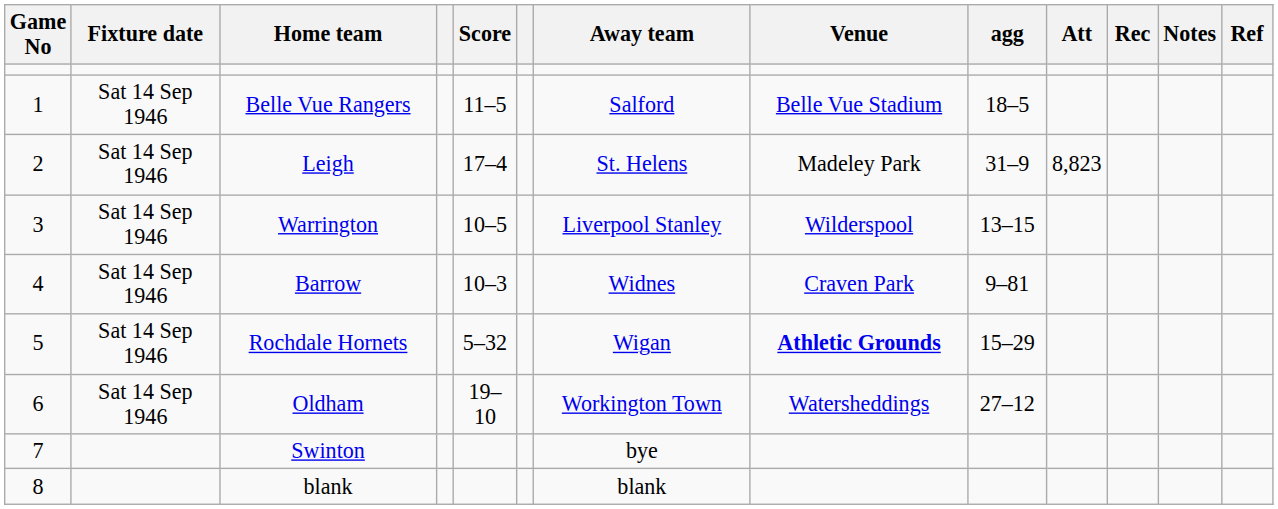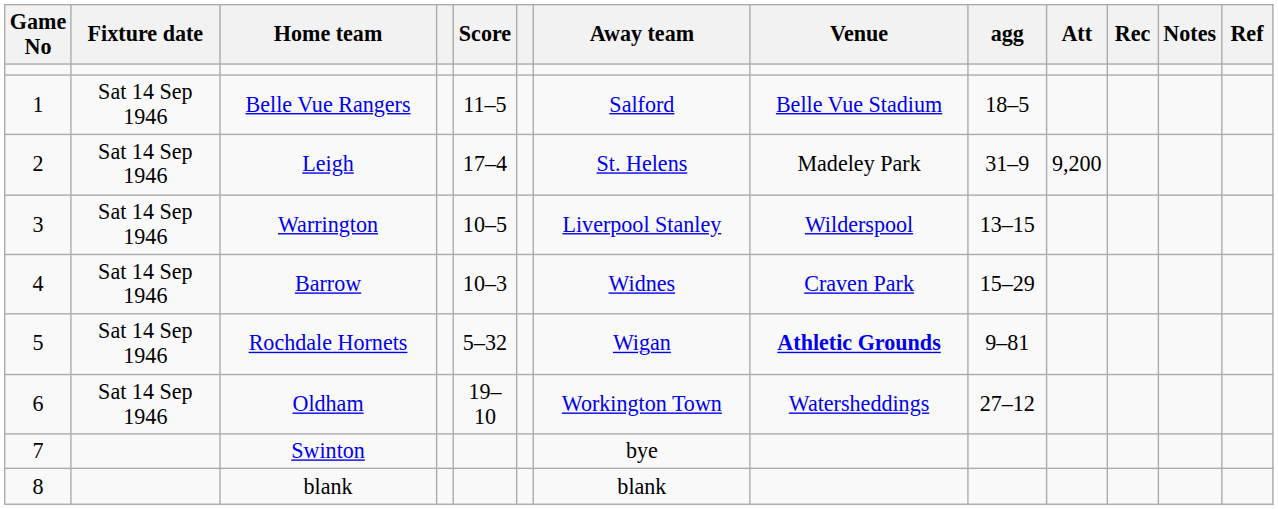(1077, 164) 8,823 -> (1077, 164) 9,200
(1007, 284) 9–81 -> (1007, 284) 15–29
(1007, 343) 15–29 -> (1007, 343) 9–81
